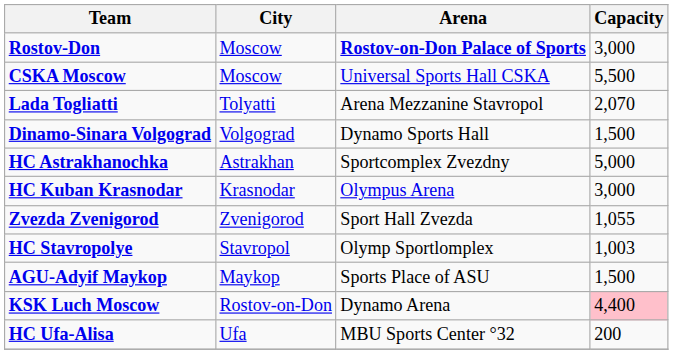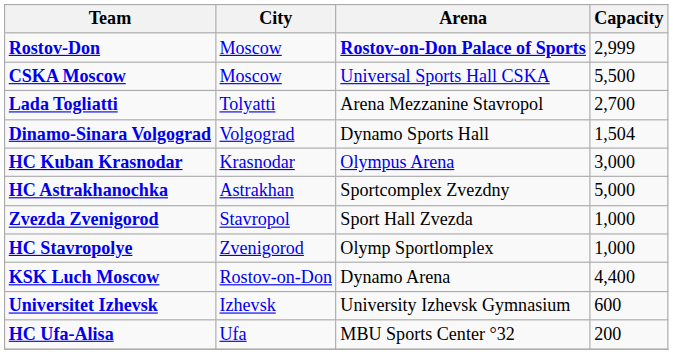(615, 47) 3,000 -> (615, 47) 2,999
(615, 104) 2,070 -> (615, 104) 2,700
(615, 133) 1,500 -> (615, 133) 1,504
rows swapped: (96, 190) <-> (88, 162)
(262, 219) Zvenigorod -> (255, 219) Stavropol
(615, 219) 1,055 -> (615, 219) 1,000
(255, 248) Stavropol -> (262, 248) Zvenigorod
(615, 248) 1,003 -> (615, 248) 1,000
- row: (88, 276)
(615, 305) pink background -> (615, 276) no background
+ row: (83, 305)
